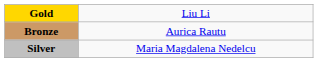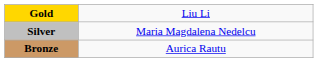rows swapped: (41, 48) <-> (41, 31)
